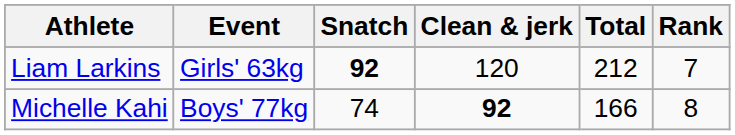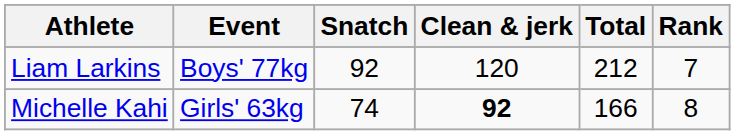(242, 68) Girls' 63kg -> (244, 68) Boys' 77kg
(364, 68) bold -> (364, 68) normal
(244, 109) Boys' 77kg -> (242, 109) Girls' 63kg
